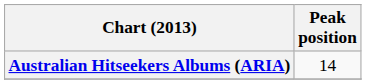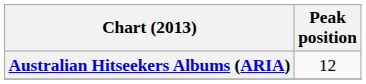(328, 65) 14 -> (328, 65) 12
